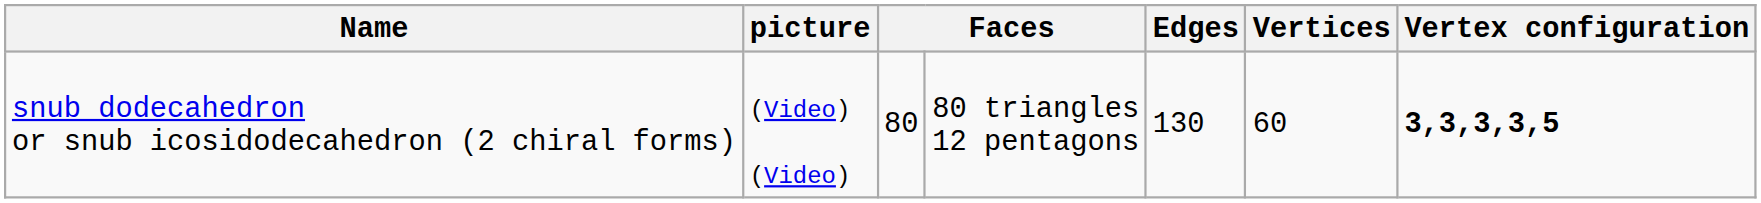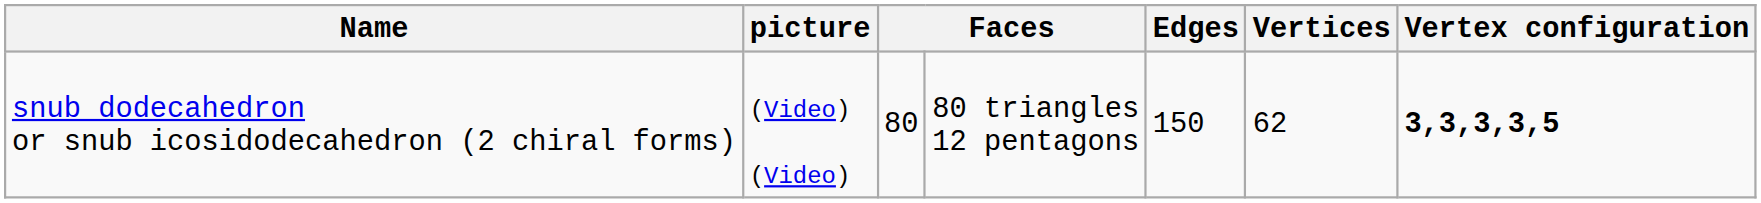(1179, 125) 130 -> (1179, 125) 150
(1270, 125) 60 -> (1270, 125) 62
